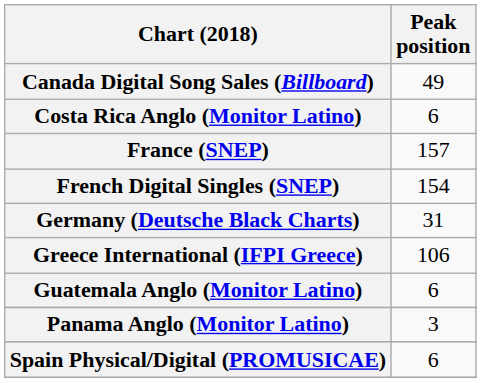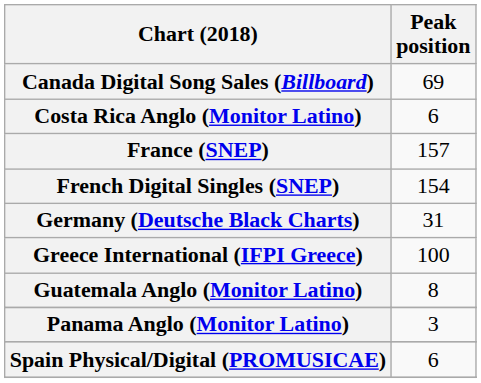(433, 81) 49 -> (433, 81) 69
(433, 255) 106 -> (433, 255) 100
(433, 289) 6 -> (433, 289) 8
